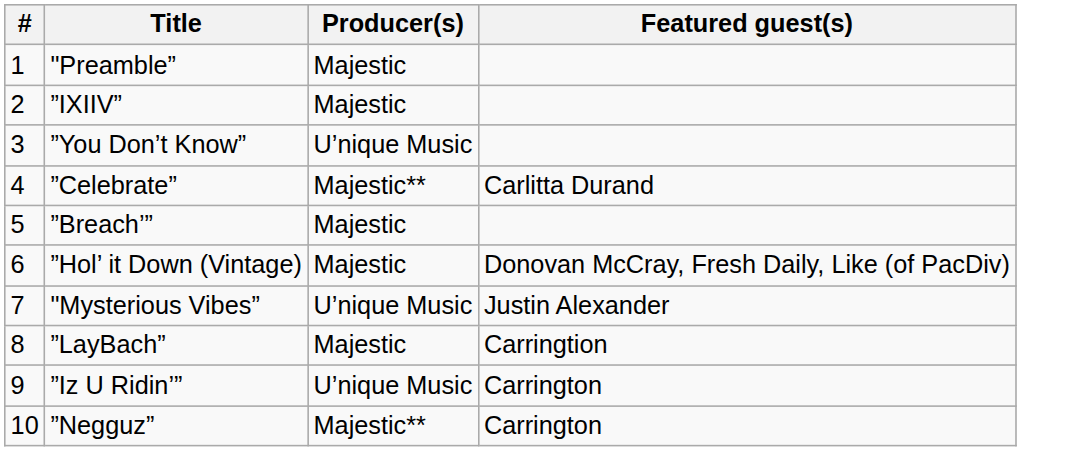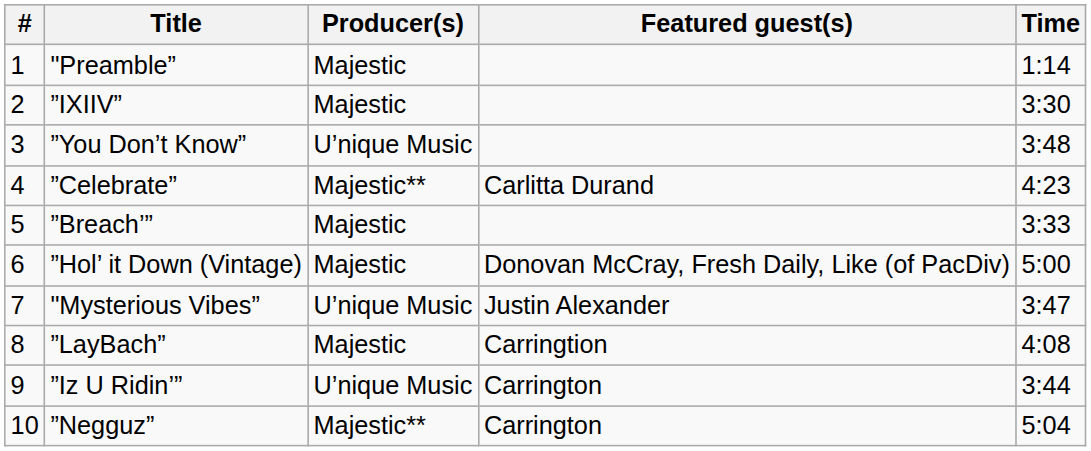+ column: (1051, 24)
